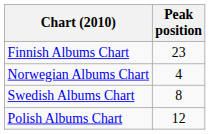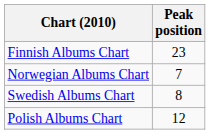(179, 74) 4 -> (179, 74) 7
